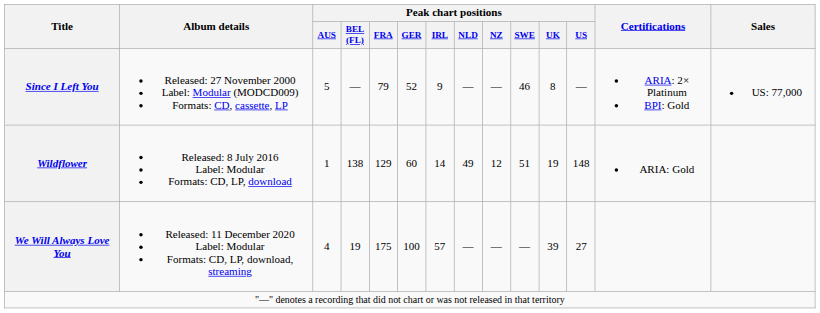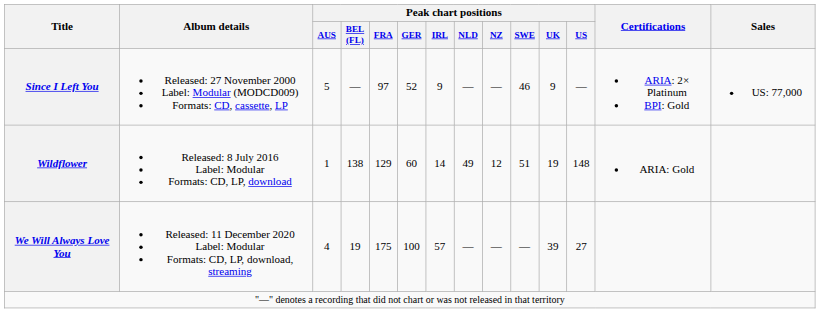(383, 86) 79 -> (383, 86) 97
(553, 86) 8 -> (553, 86) 9
